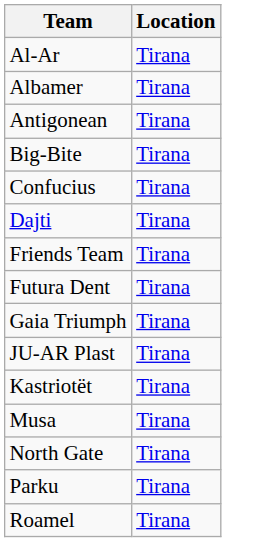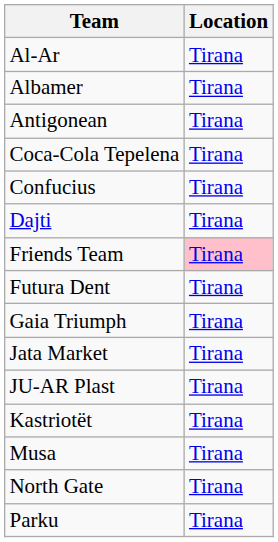- row: (46, 154)
+ row: (94, 154)
(163, 253) no background -> (216, 253) pink background
+ row: (59, 353)
- row: (42, 519)
